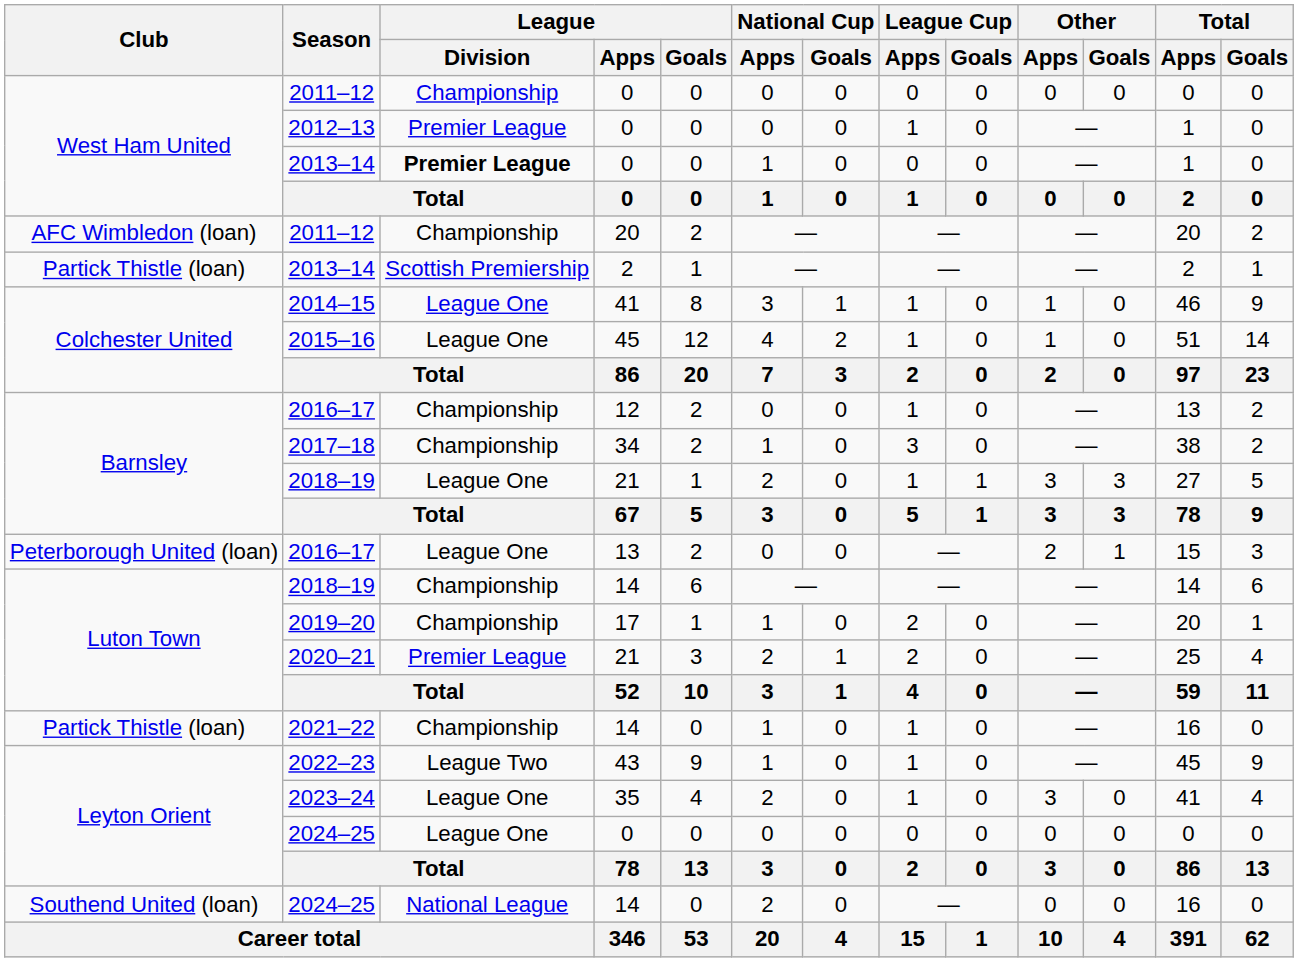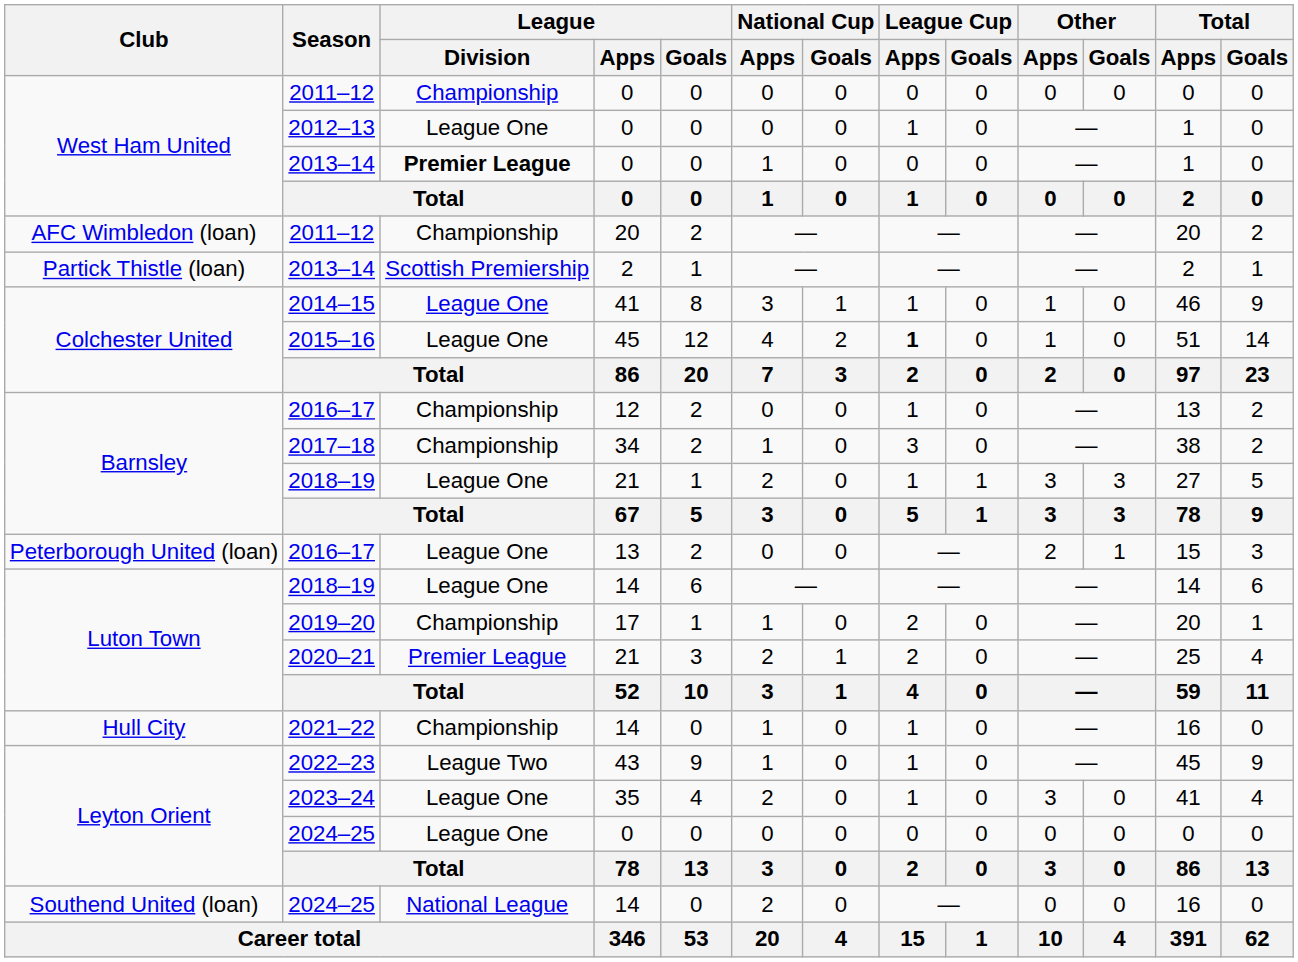(487, 127) Premier League -> (487, 127) League One
(913, 339) normal -> (913, 339) bold
(487, 586) Championship -> (487, 586) League One
(144, 727) Partick Thistle (loan) -> (144, 727) Hull City
